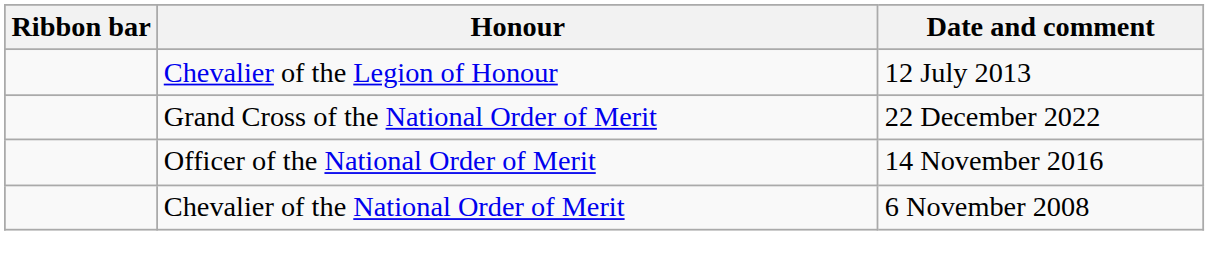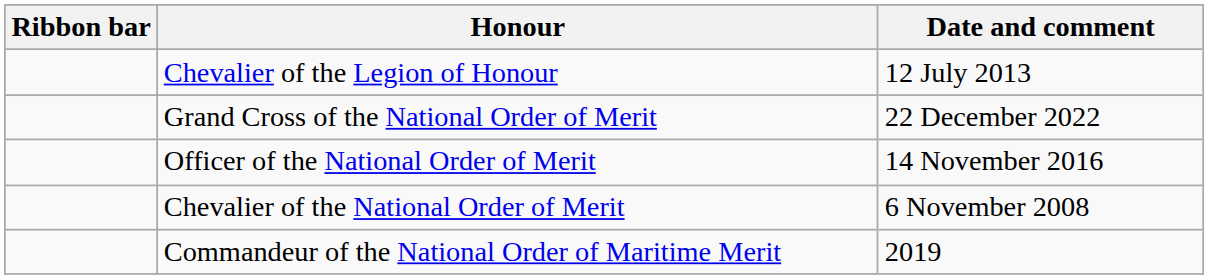+ row: (472, 251)
